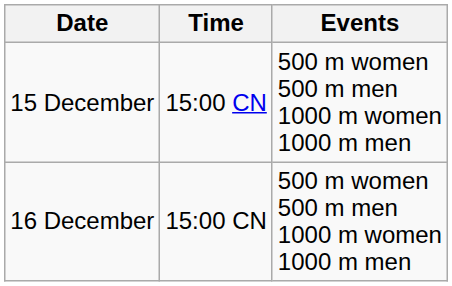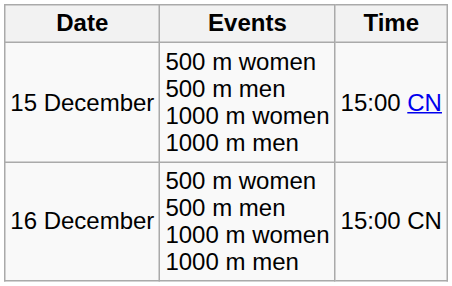columns swapped: (216, 23) <-> (360, 23)
